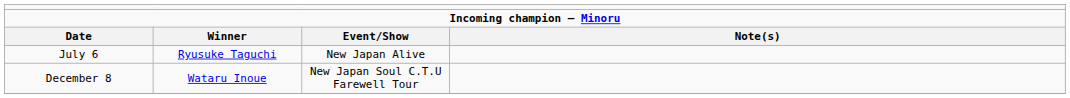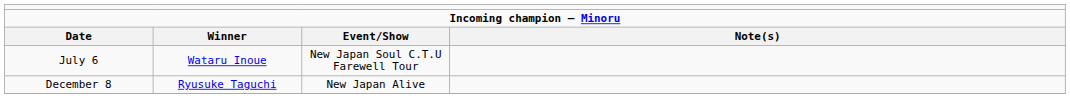(227, 54) Ryusuke Taguchi -> (227, 60) Wataru Inoue
(376, 54) New Japan Alive -> (376, 60) New Japan Soul C.T.U Farewell Tour
(227, 78) Wataru Inoue -> (227, 85) Ryusuke Taguchi
(376, 78) New Japan Soul C.T.U Farewell Tour -> (376, 85) New Japan Alive
